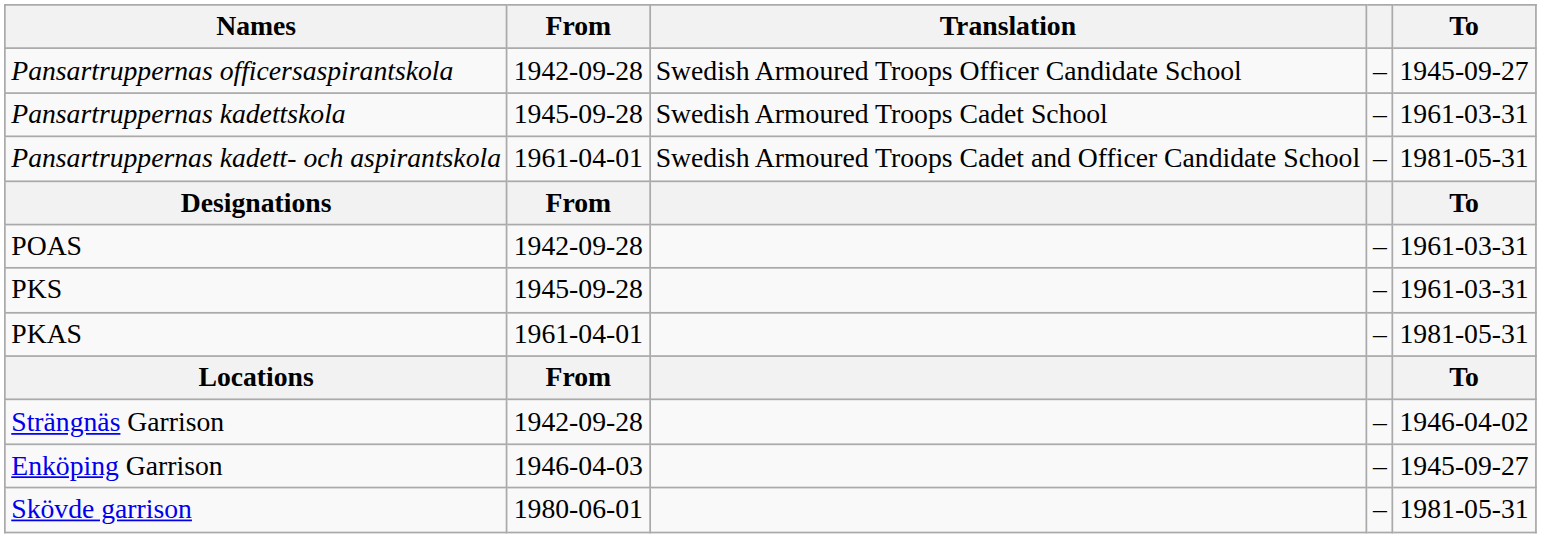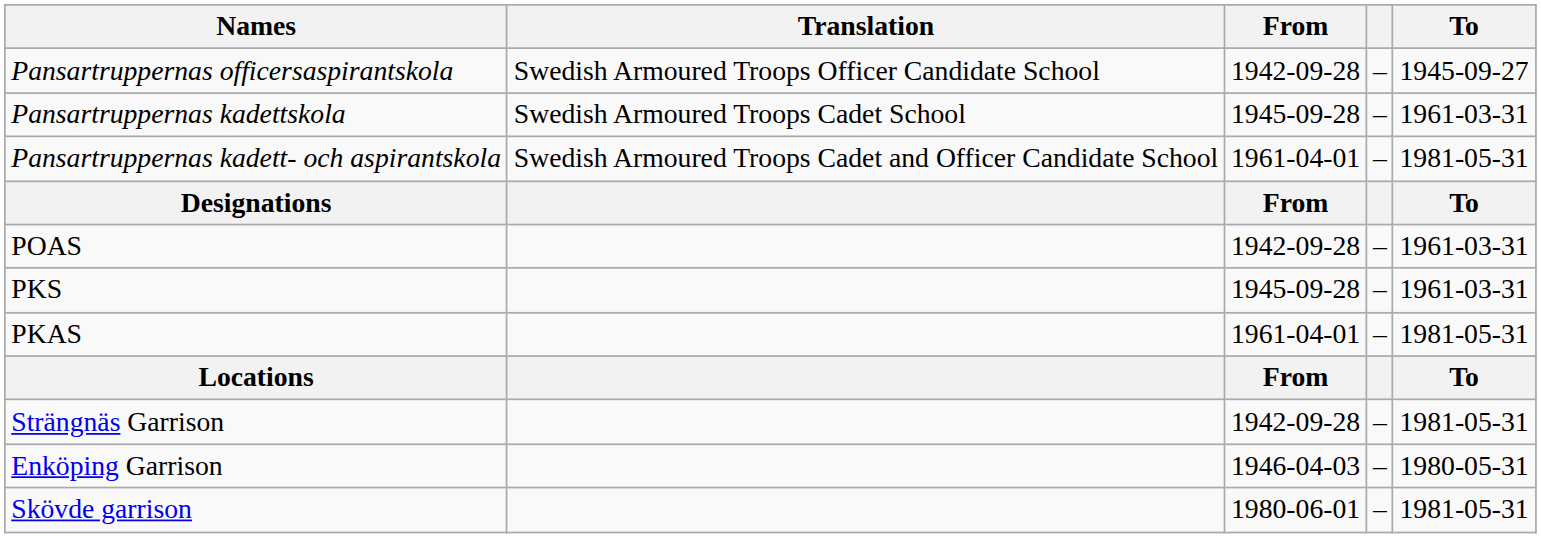columns swapped: (1008, 26) <-> (578, 26)
(1464, 421) 1946-04-02 -> (1464, 421) 1981-05-31
(1464, 465) 1945-09-27 -> (1464, 465) 1980-05-31
